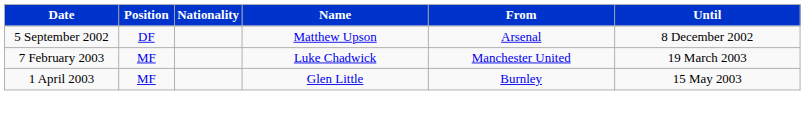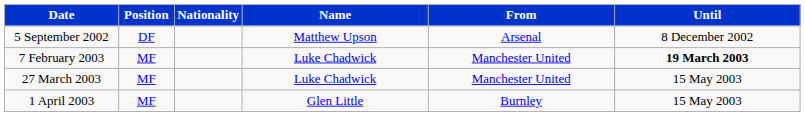(707, 58) normal -> (707, 58) bold
+ row: (61, 79)
